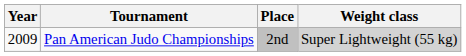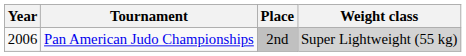(23, 39) 2009 -> (23, 39) 2006
